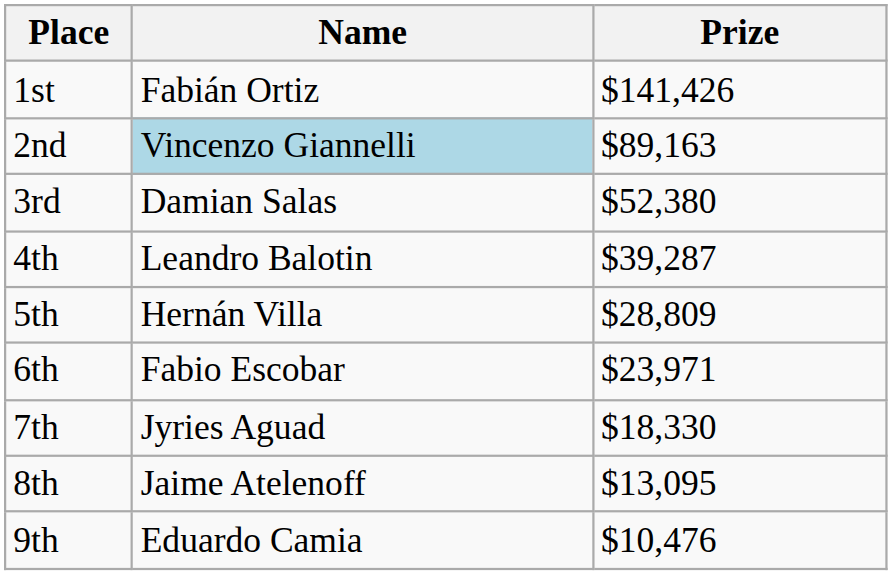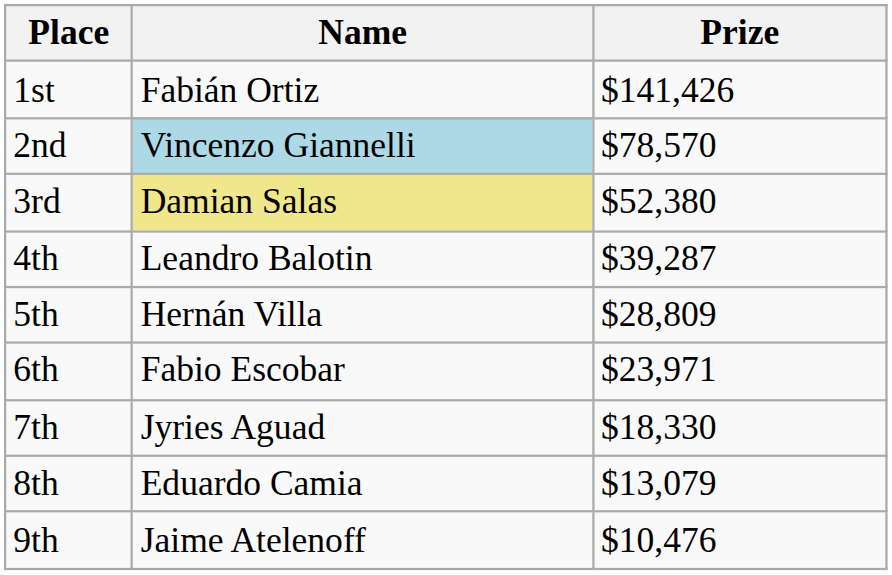(659, 145) $89,163 -> (659, 145) $78,570
(239, 201) no background -> (239, 201) khaki background
(253, 483) Jaime Atelenoff -> (252, 483) Eduardo Camia
(659, 483) $13,095 -> (659, 483) $13,079
(252, 539) Eduardo Camia -> (253, 539) Jaime Atelenoff
